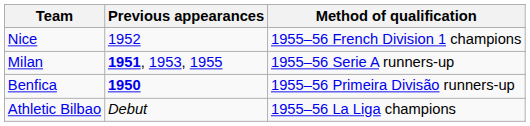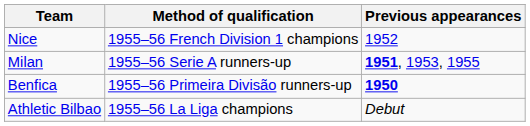columns swapped: (396, 16) <-> (186, 16)
